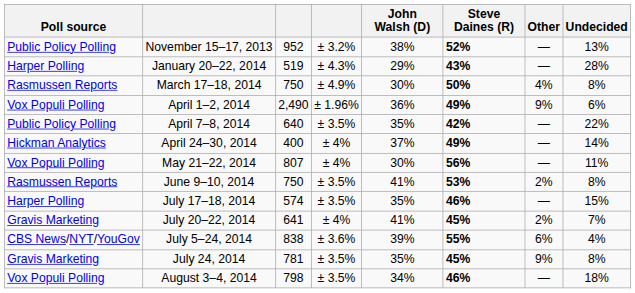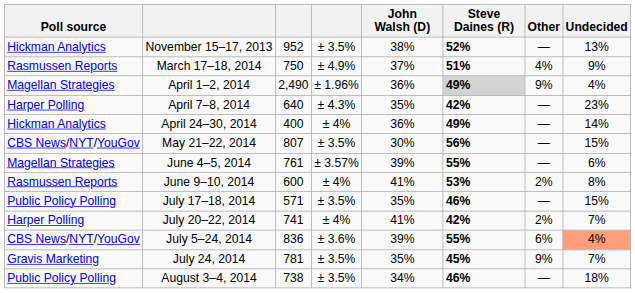(62, 47) Public Policy Polling -> (57, 47) Hickman Analytics
(336, 47) ± 3.2% -> (336, 47) ± 3.5%
- row: (209, 66)
(402, 85) 30% -> (402, 66) 37%
(458, 85) 50% -> (458, 66) 51%
(597, 85) 8% -> (597, 66) 9%
(56, 104) Vox Populi Polling -> (61, 85) Magellan Strategies
(458, 104) no background -> (458, 85) lightgrey background
(597, 104) 6% -> (597, 85) 4%
(62, 124) Public Policy Polling -> (46, 104) Harper Polling
(336, 124) ± 3.5% -> (336, 104) ± 4.3%
(597, 124) 22% -> (597, 104) 23%
(402, 143) 37% -> (402, 124) 36%
(56, 162) Vox Populi Polling -> (74, 143) CBS News/NYT/YouGov
(336, 162) ± 4% -> (336, 143) ± 3.5%
(597, 162) 11% -> (597, 143) 15%
+ row: (209, 162)
(293, 182) 750 -> (293, 182) 600
(336, 182) ± 3.5% -> (336, 182) ± 4%
(46, 201) Harper Polling -> (62, 201) Public Policy Polling
(293, 201) 574 -> (293, 201) 571
(53, 220) Gravis Marketing -> (46, 220) Harper Polling
(293, 220) 641 -> (293, 220) 741
(458, 220) 45% -> (458, 220) 42%
(293, 239) 838 -> (293, 239) 836
(597, 239) no background -> (597, 239) lightsalmon background
(597, 259) 8% -> (597, 259) 7%
(56, 278) Vox Populi Polling -> (62, 278) Public Policy Polling
(293, 278) 798 -> (293, 278) 738
